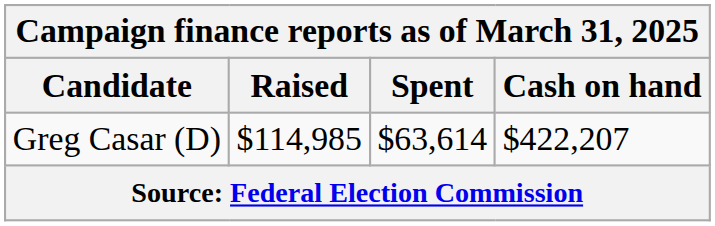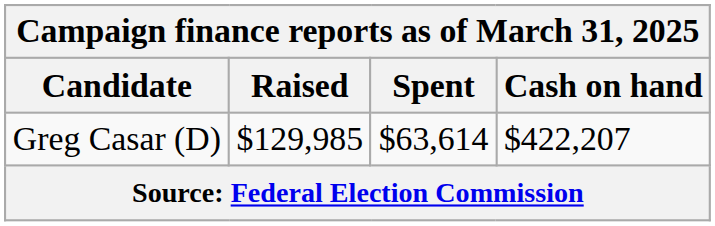(299, 138) $114,985 -> (300, 138) $129,985
